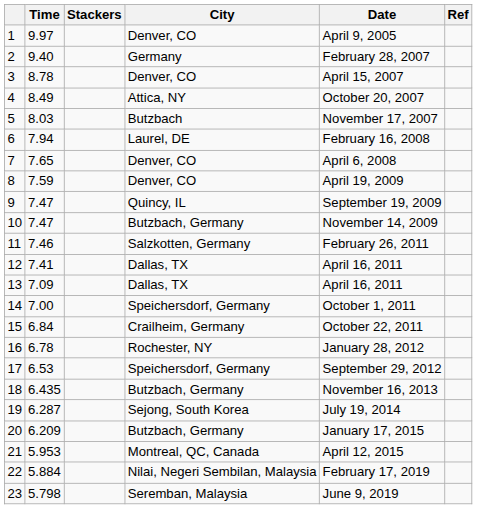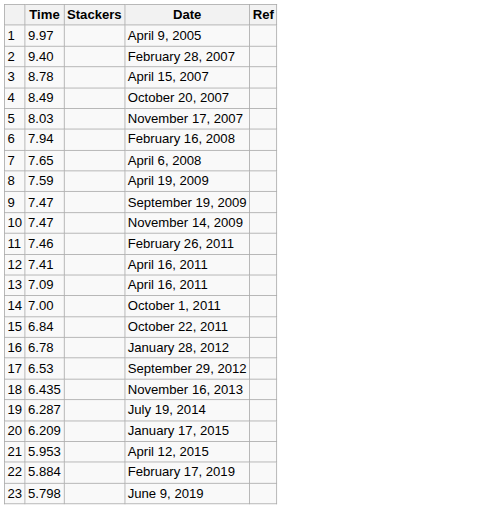- column: (222, 14)
